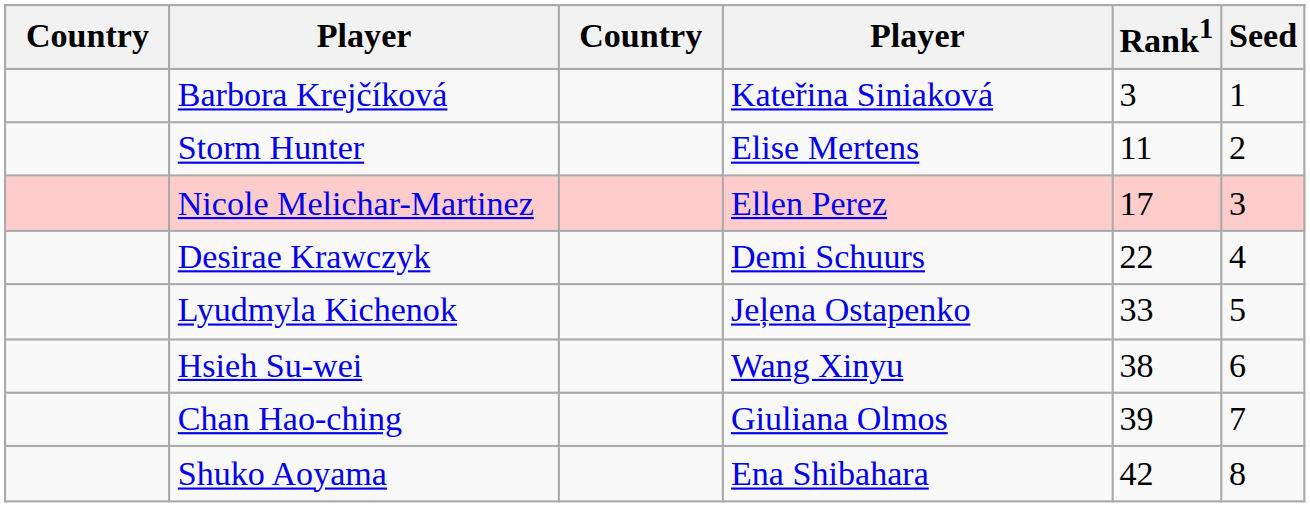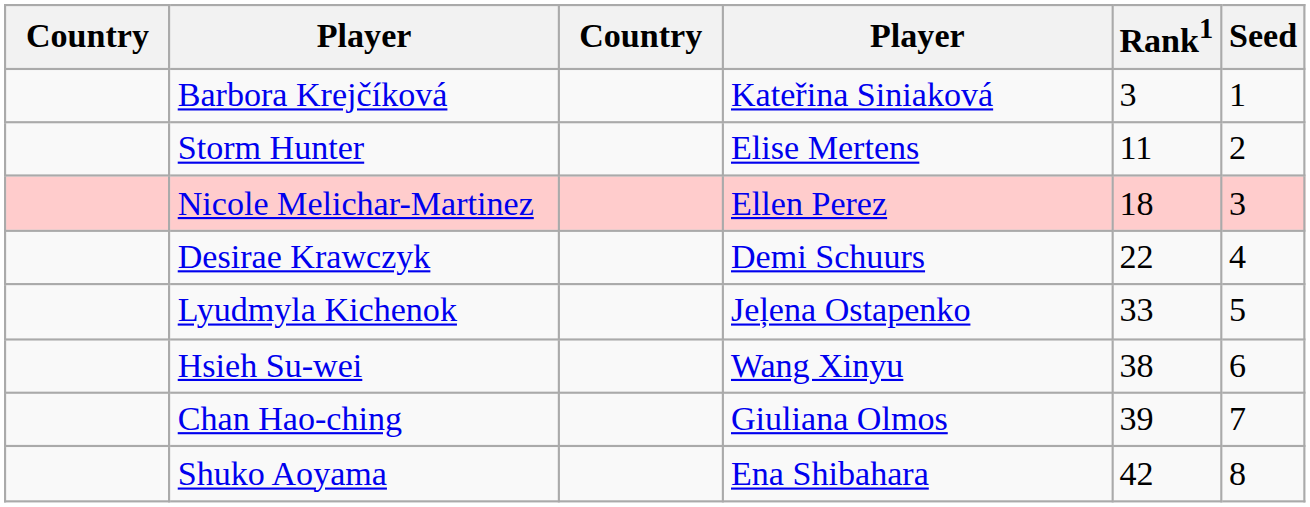(1136, 202) 17 -> (1136, 202) 18
